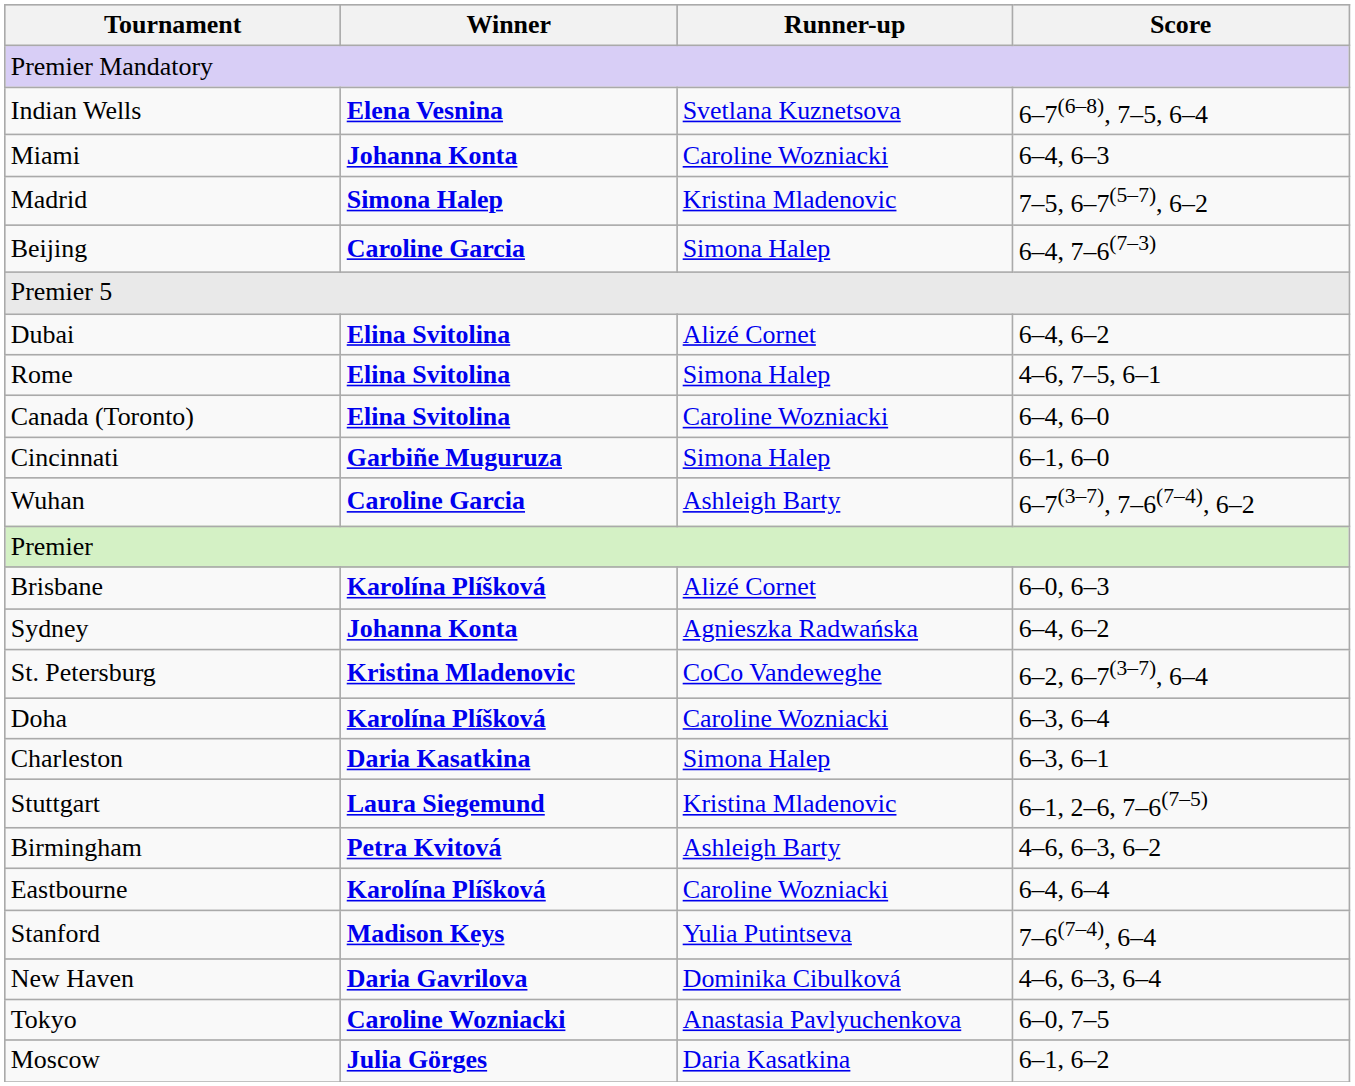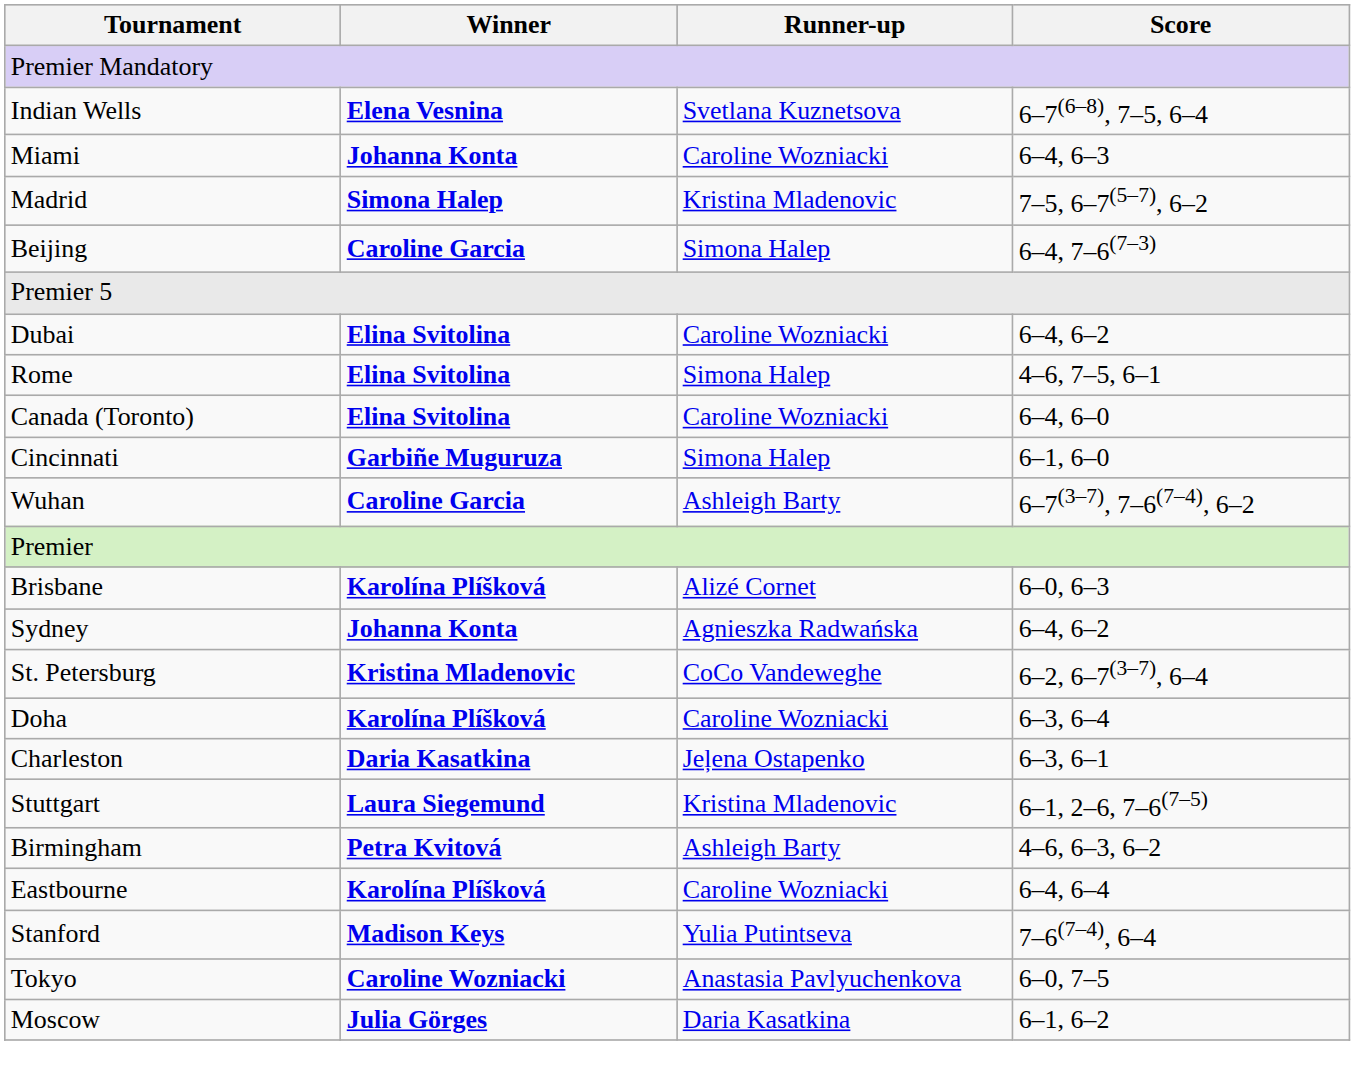(749, 333) Alizé Cornet -> (785, 333) Caroline Wozniacki
(756, 758) Simona Halep -> (774, 758) Jeļena Ostapenko
- row: (72, 978)
